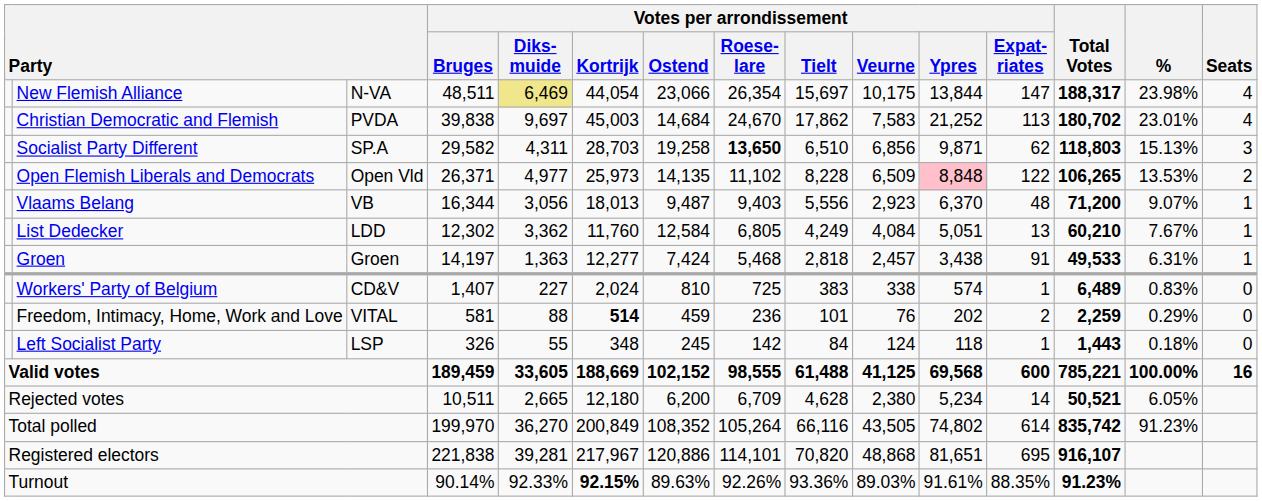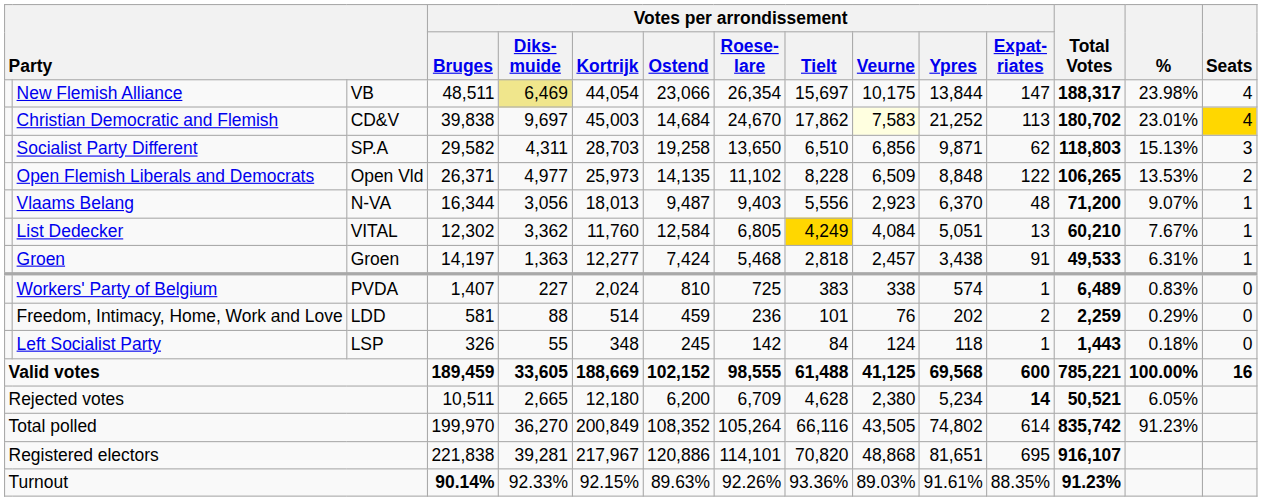(371, 93) N-VA -> (362, 93) VB
(374, 120) PVDA -> (375, 120) CD&V
(894, 120) no background -> (894, 120) lightyellow background
(1248, 120) no background -> (1248, 120) gold background
(754, 148) bold -> (754, 148) normal
(961, 176) pink background -> (961, 176) no background
(362, 203) VB -> (371, 203) N-VA
(368, 231) LDD -> (374, 231) VITAL
(827, 231) no background -> (827, 231) gold background
(375, 289) CD&V -> (374, 289) PVDA
(374, 316) VITAL -> (368, 316) LDD
(624, 316) bold -> (624, 316) normal
(1040, 399) normal -> (1040, 399) bold
(465, 482) normal -> (465, 482) bold
(609, 482) bold -> (609, 482) normal
